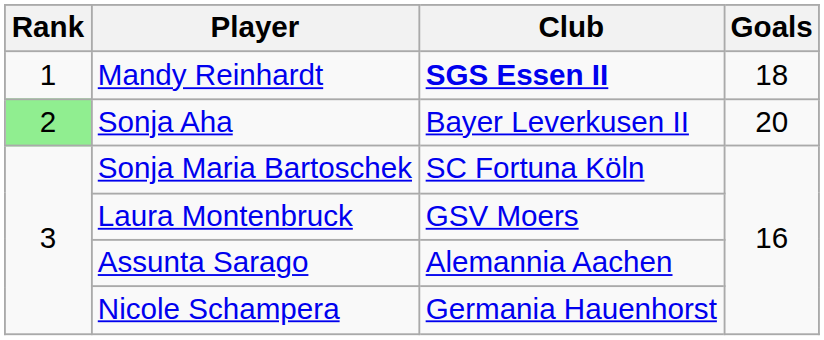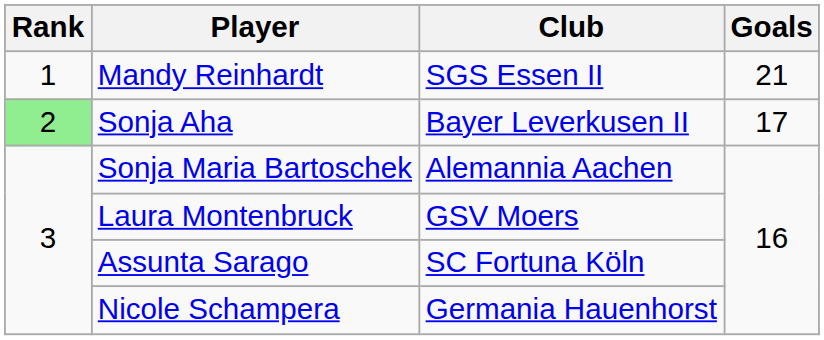(517, 74) bold -> (514, 74) normal
(772, 74) 18 -> (772, 74) 21
(772, 121) 20 -> (772, 121) 17
(535, 168) SC Fortuna Köln -> (549, 168) Alemannia Aachen
(549, 262) Alemannia Aachen -> (535, 262) SC Fortuna Köln
